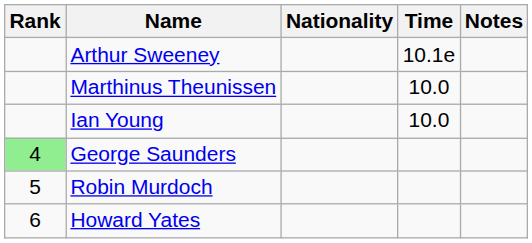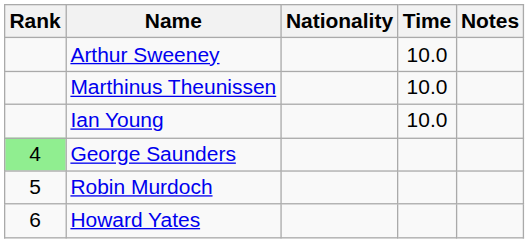(429, 54) 10.1e -> (427, 54) 10.0
